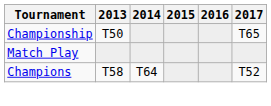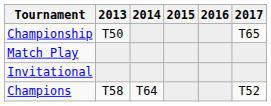+ row: (50, 72)
